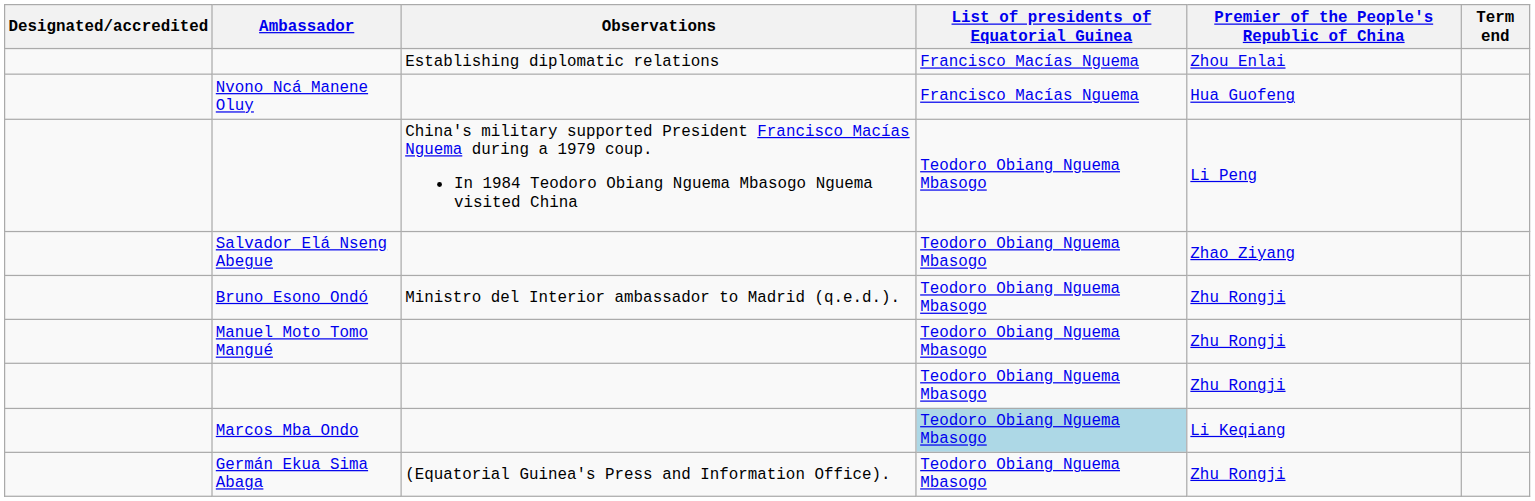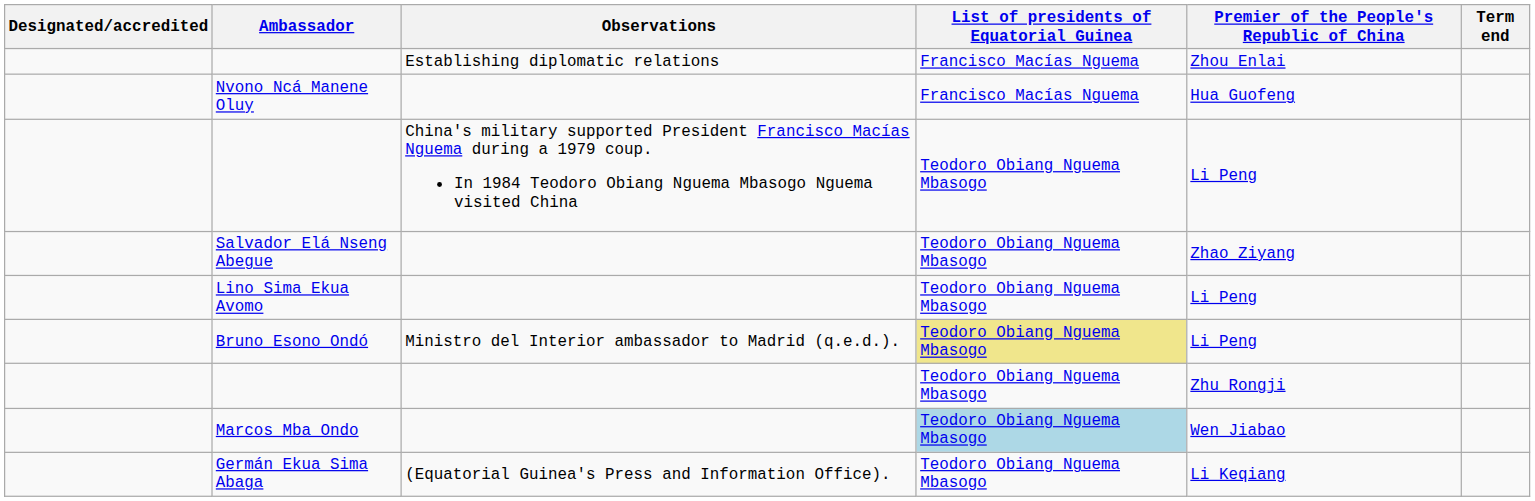+ row: (282, 297)
(1020, 297) no background -> (1020, 342) khaki background
(1238, 297) Zhu Rongji -> (1224, 342) Li Peng
- row: (292, 342)
(1238, 430) Li Keqiang -> (1238, 430) Wen Jiabao
(1238, 474) Zhu Rongji -> (1238, 474) Li Keqiang
